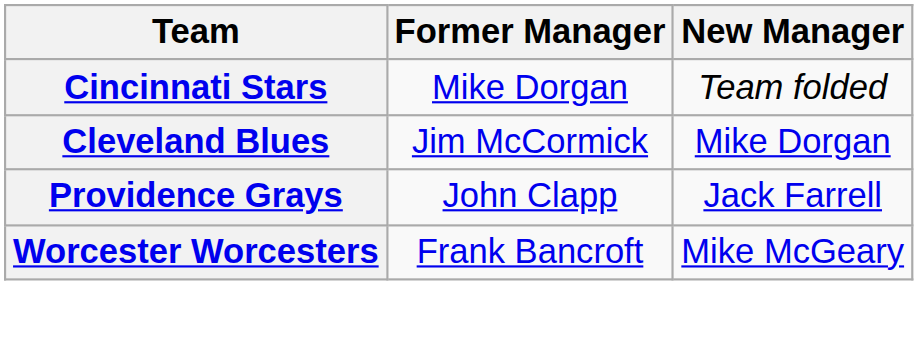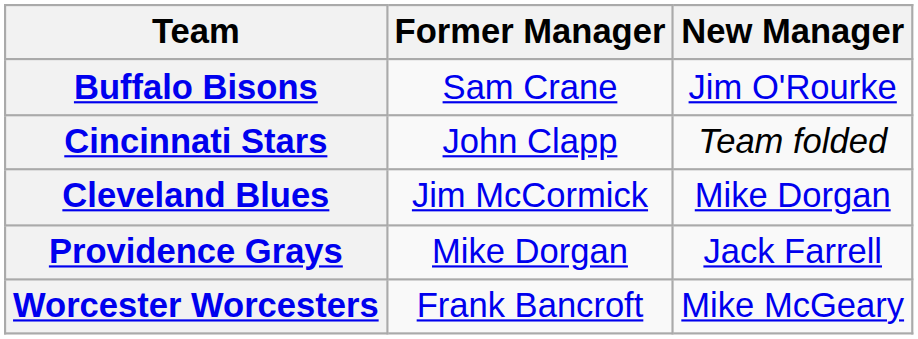+ row: (196, 86)
(530, 86) Mike Dorgan -> (530, 141) John Clapp
(530, 196) John Clapp -> (530, 251) Mike Dorgan
